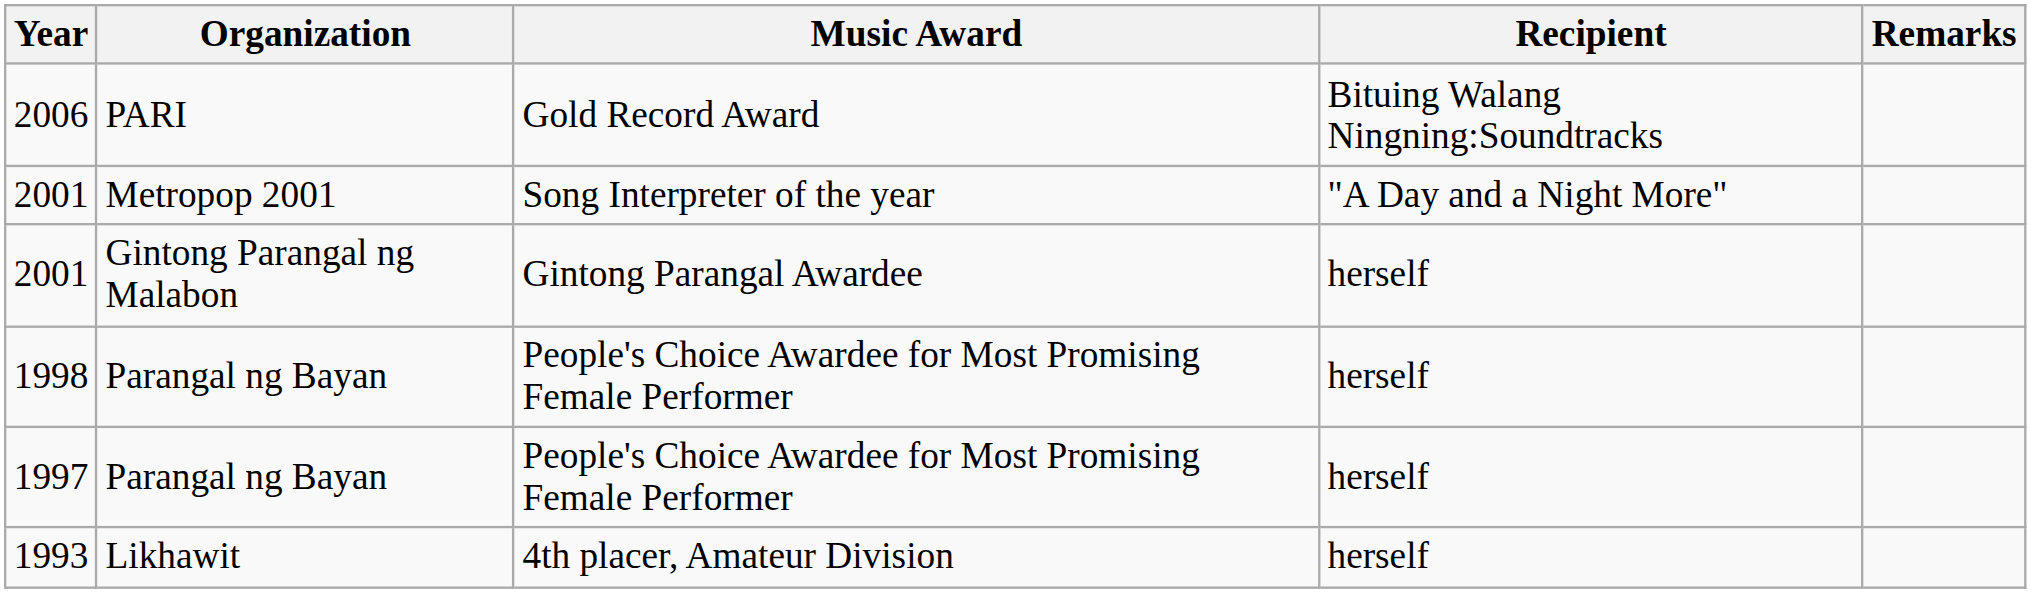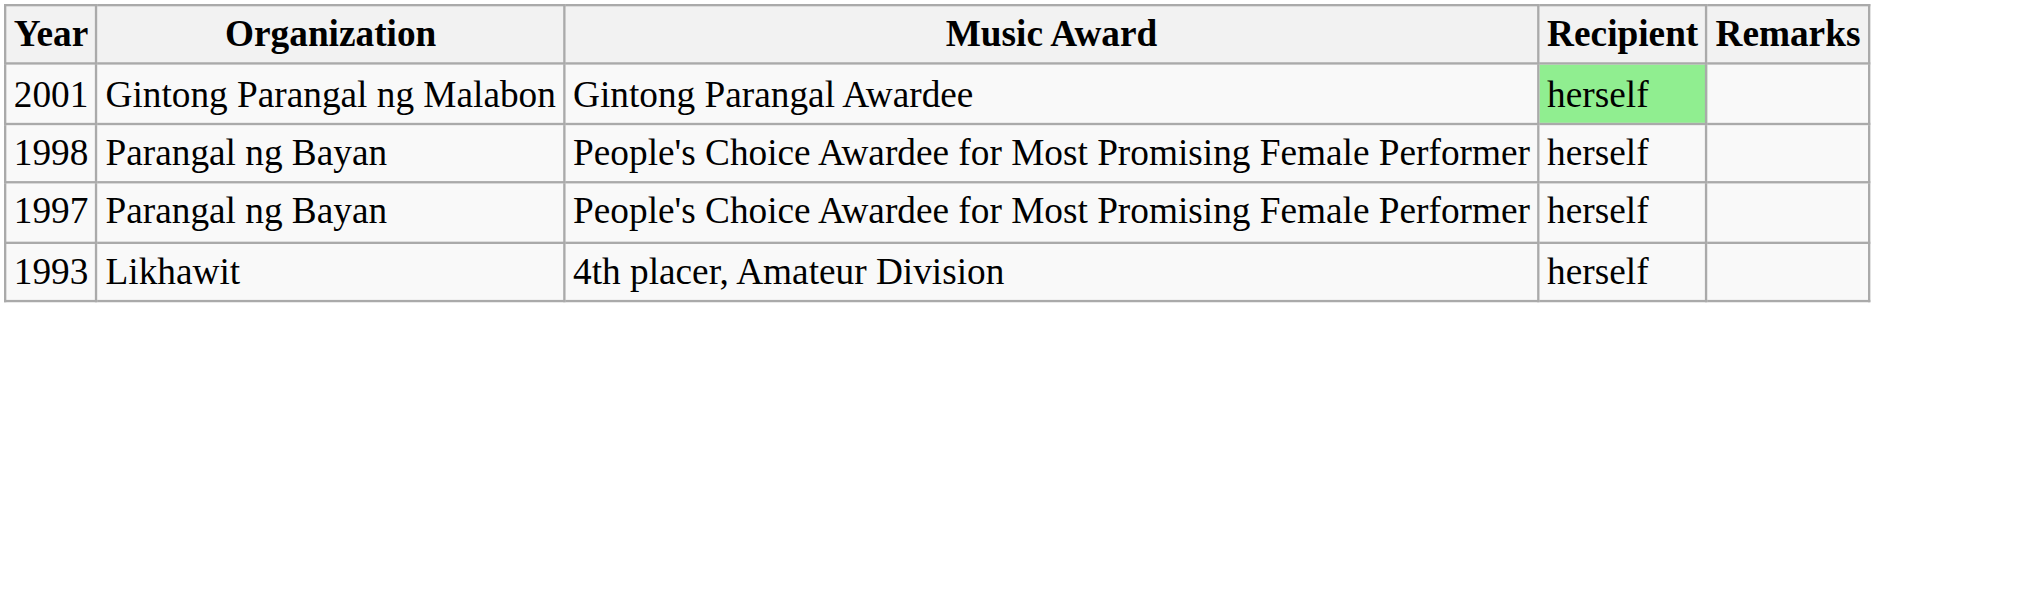- row: (51, 114)
- row: (51, 194)
(1378, 274) no background -> (1598, 93) lightgreen background
